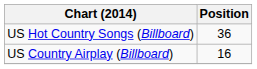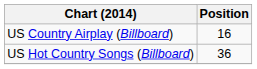rows swapped: (90, 53) <-> (101, 34)
